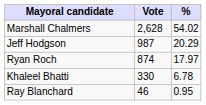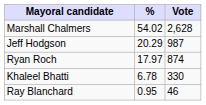columns swapped: (153, 12) <-> (186, 12)
